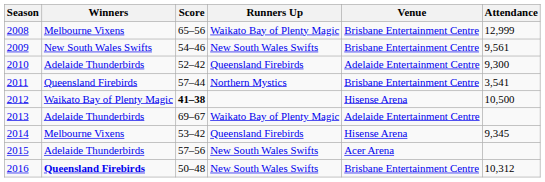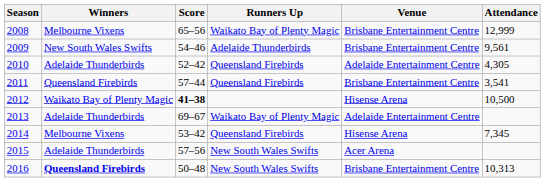(264, 47) New South Wales Swifts -> (260, 47) Adelaide Thunderbirds
(497, 64) 9,300 -> (497, 64) 4,305
(248, 82) Northern Mystics -> (257, 82) Queensland Firebirds
(497, 133) 9,345 -> (497, 133) 7,345
(500, 168) 10,312 -> (500, 168) 10,313
